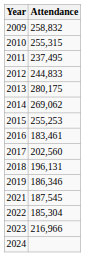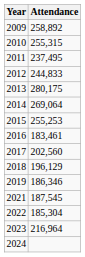(46, 27) 258,832 -> (46, 27) 258,892
(46, 105) 269,062 -> (46, 105) 269,064
(46, 167) 196,131 -> (46, 167) 196,129
(46, 228) 216,966 -> (46, 228) 216,964
